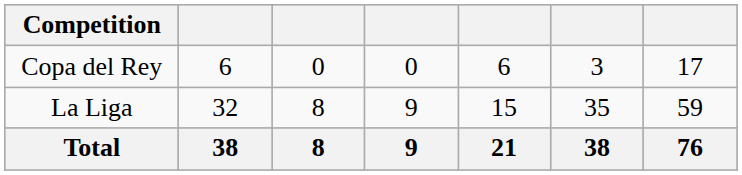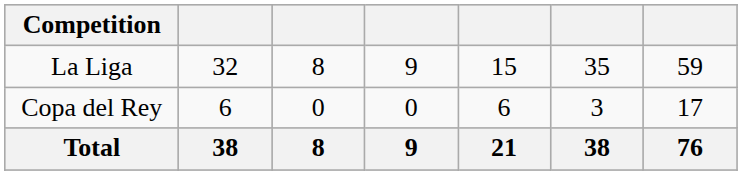rows swapped: (92, 107) <-> (92, 66)
